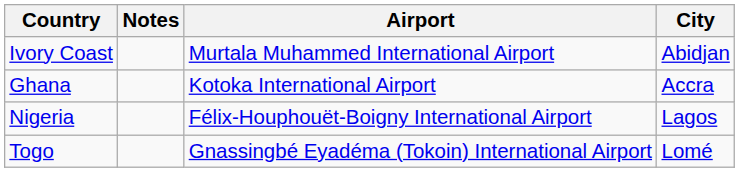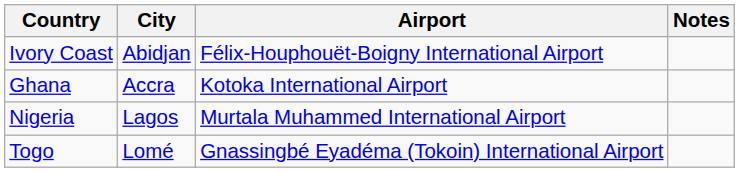columns swapped: (696, 20) <-> (151, 20)
(371, 53) Murtala Muhammed International Airport -> (402, 53) Félix-Houphouët-Boigny International Airport
(390, 118) Félix-Houphouët-Boigny International Airport -> (383, 118) Murtala Muhammed International Airport
